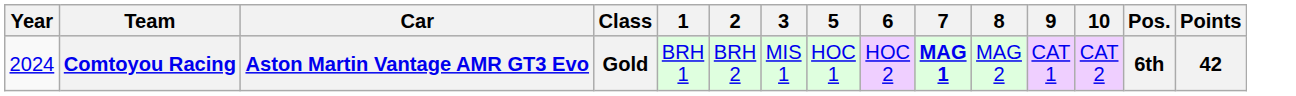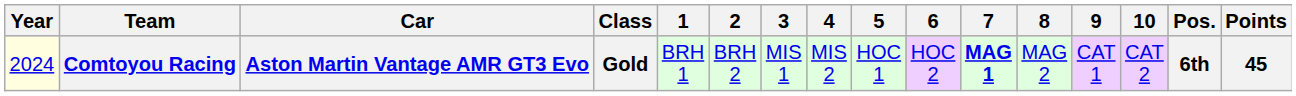+ column: (829, 20)
(32, 63) no background -> (32, 63) lightyellow background
(1211, 63) 42 -> (1256, 63) 45
